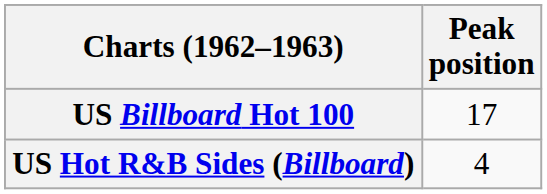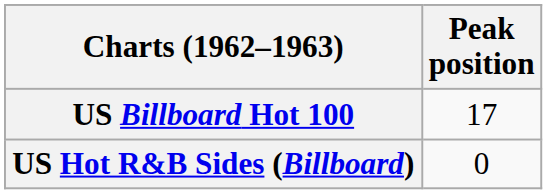(482, 163) 4 -> (482, 163) 0
